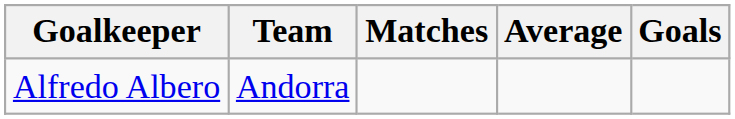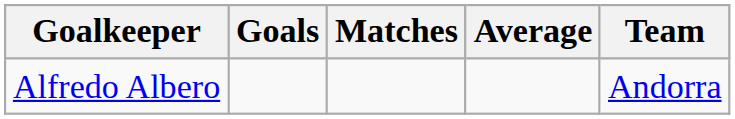columns swapped: (680, 31) <-> (293, 31)
